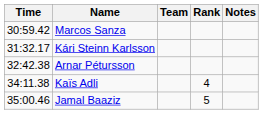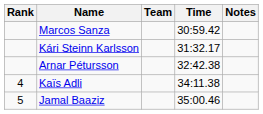columns swapped: (207, 13) <-> (28, 13)
